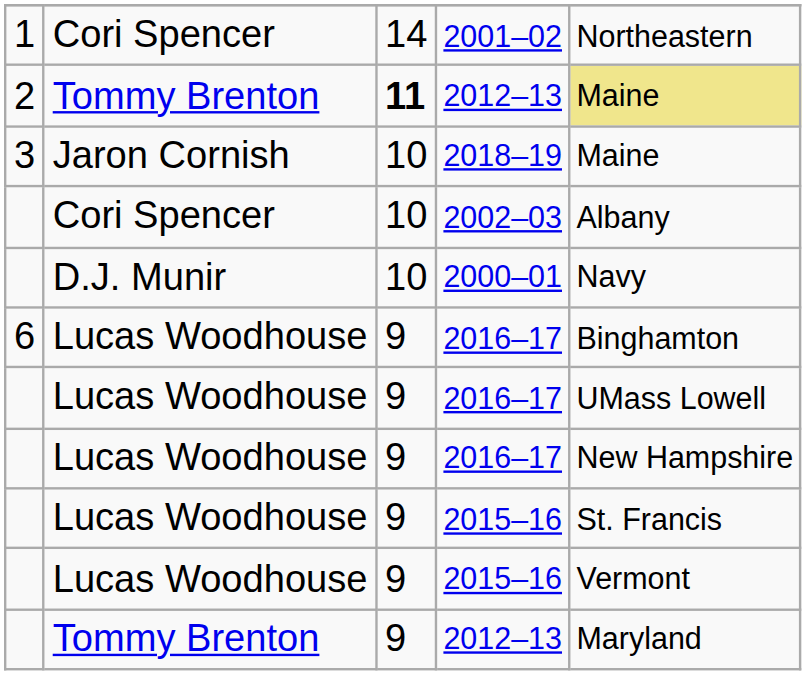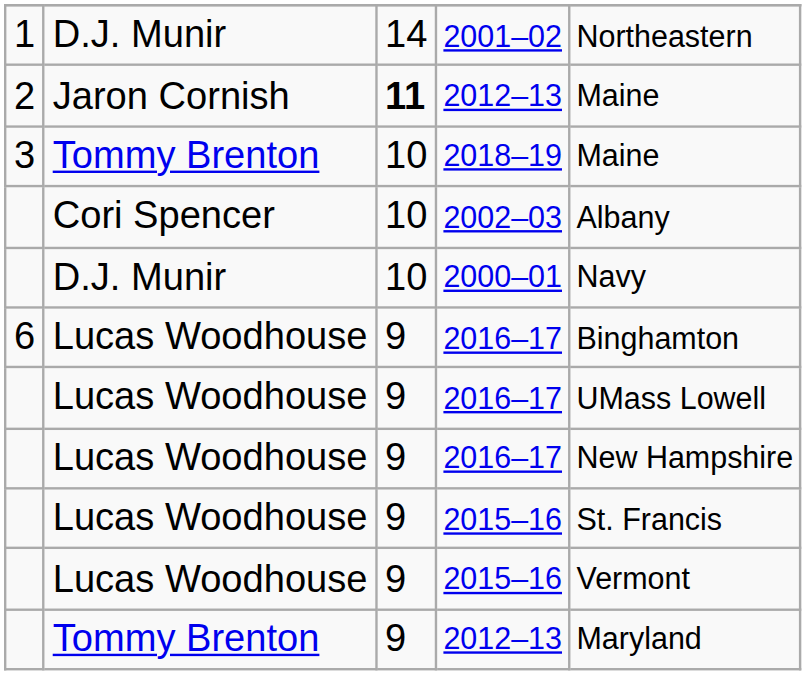(164, 34) Cori Spencer -> (139, 34) D.J. Munir
(186, 95) Tommy Brenton -> (171, 95) Jaron Cornish
(618, 96) khaki background -> (618, 96) no background
(171, 155) Jaron Cornish -> (186, 155) Tommy Brenton
